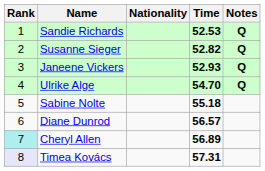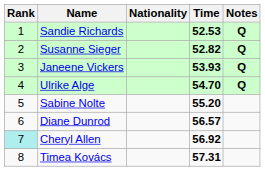(207, 67) 52.93 -> (207, 67) 53.93
(207, 103) 55.18 -> (207, 103) 55.20
(207, 139) 56.89 -> (207, 139) 56.92
(21, 157) lavender background -> (21, 157) no background
